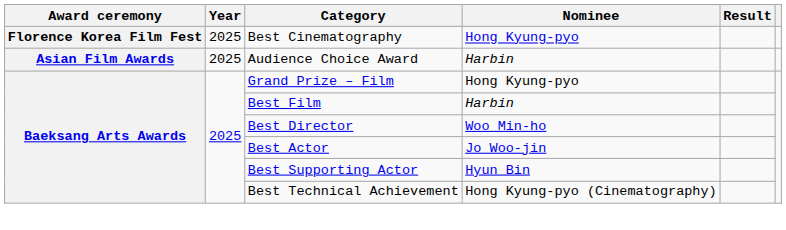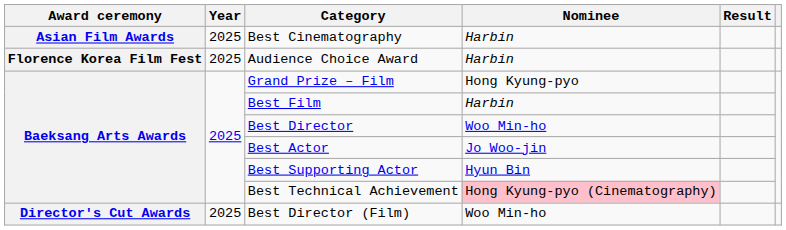(105, 38) Florence Korea Film Fest -> (105, 38) Asian Film Awards
(522, 38) Hong Kyung-pyo -> (490, 38) Harbin
(105, 60) Asian Film Awards -> (105, 60) Florence Korea Film Fest
(591, 192) no background -> (591, 192) pink background
+ row: (329, 214)
